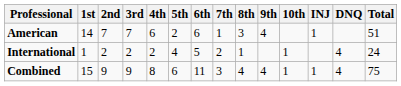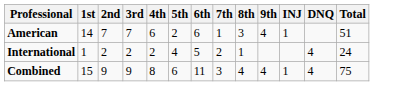- column: (294, 14)
